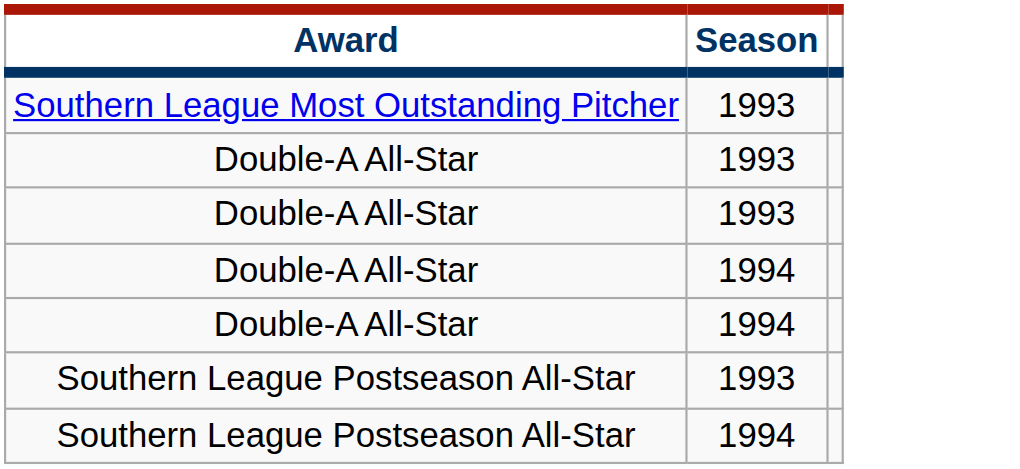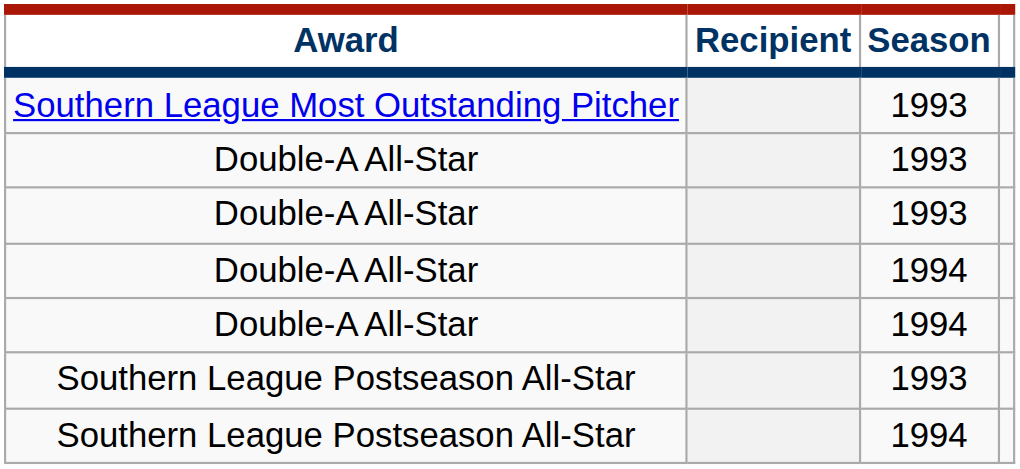+ column: (773, 40)
